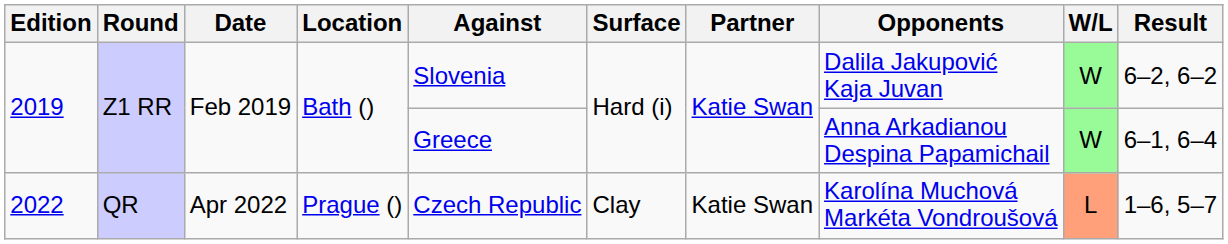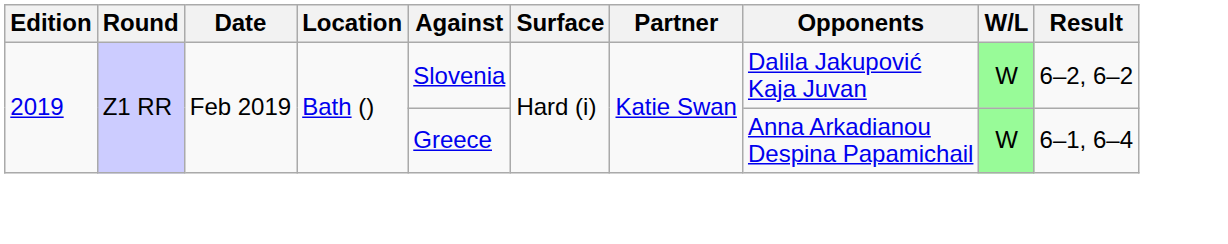- row: (37, 205)
